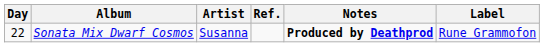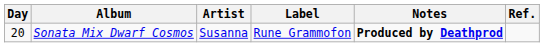columns swapped: (488, 14) <-> (268, 14)
(18, 33) 22 -> (18, 33) 20
